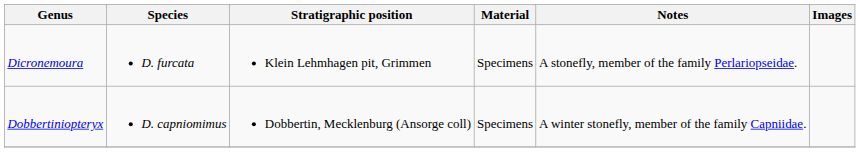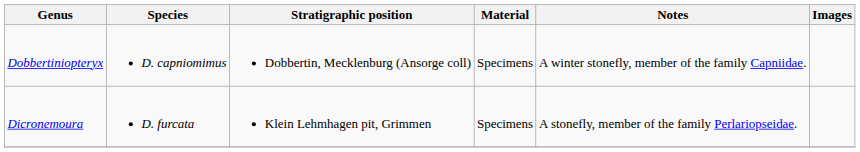rows swapped: (45, 62) <-> (55, 123)
